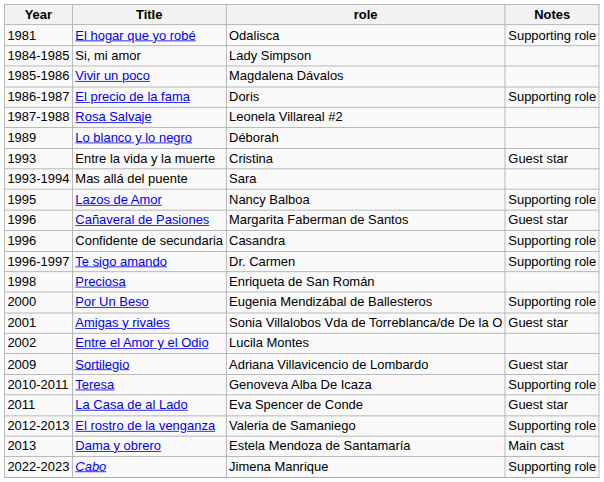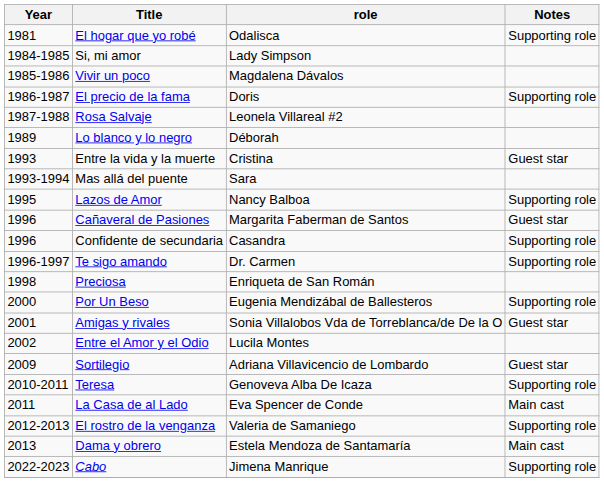(538, 405) Guest star -> (536, 405) Main cast
